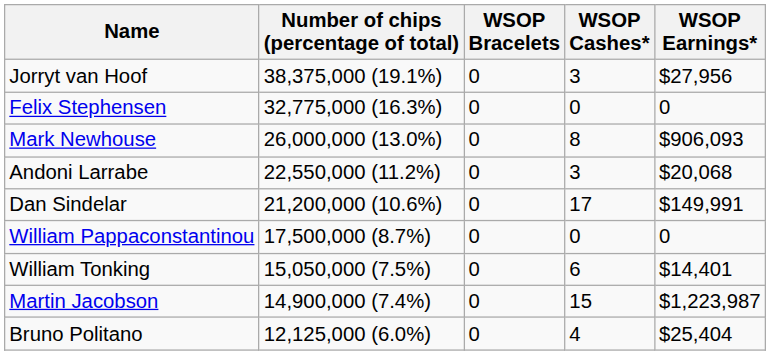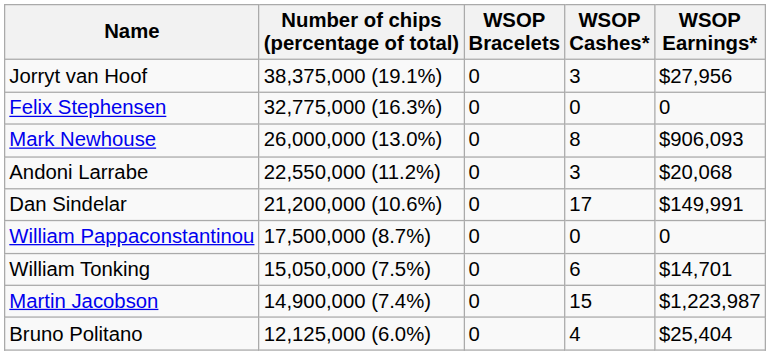(696, 269) $14,401 -> (696, 269) $14,701
